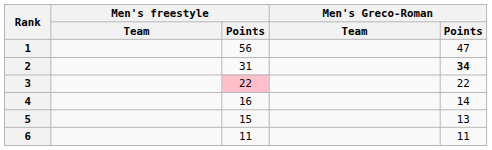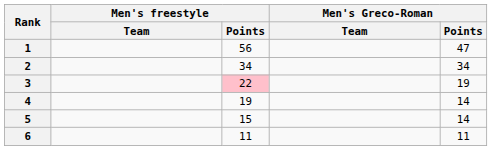(246, 66) 31 -> (246, 66) 34
(463, 66) bold -> (463, 66) normal
(463, 84) 22 -> (463, 84) 19
(246, 101) 16 -> (246, 101) 19
(463, 119) 13 -> (463, 119) 14
